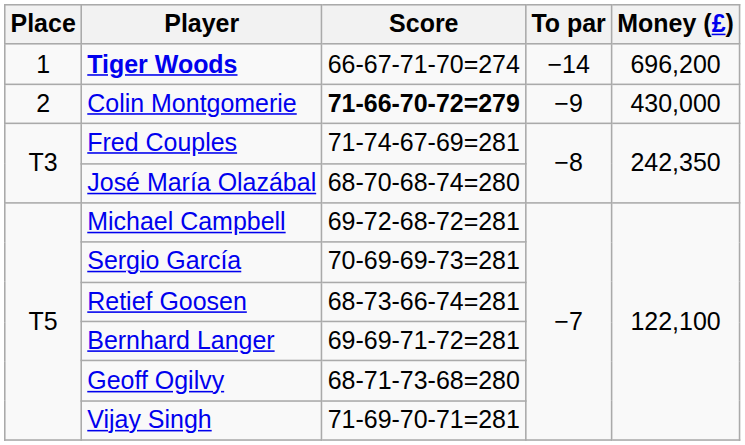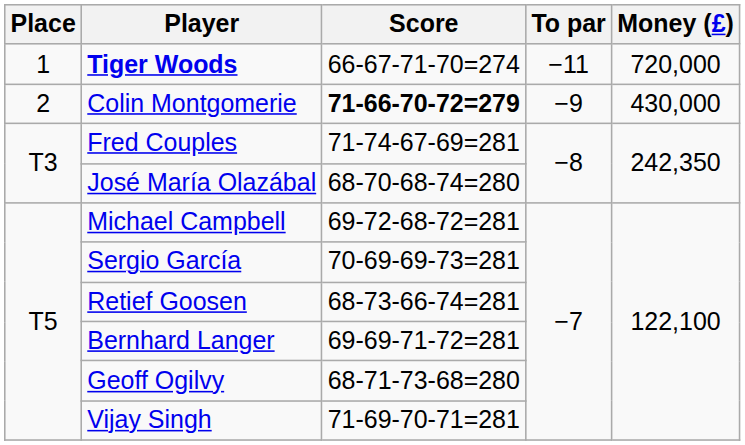(569, 63) −14 -> (569, 63) −11
(676, 63) 696,200 -> (676, 63) 720,000
